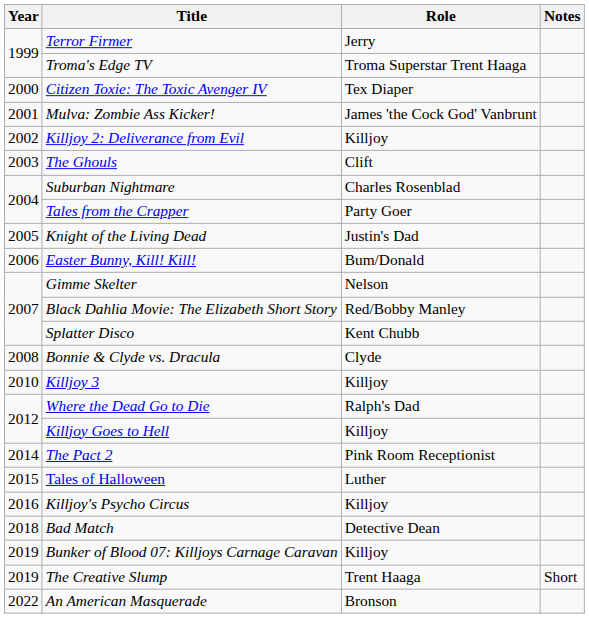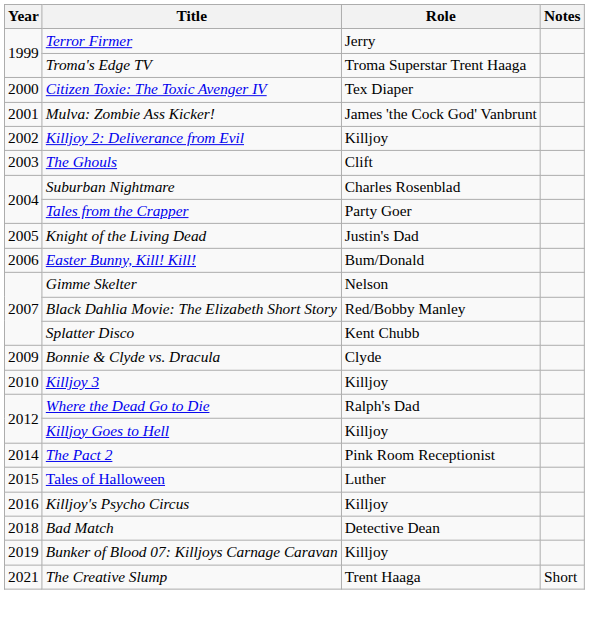(23, 357) 2008 -> (23, 357) 2009
(23, 576) 2019 -> (23, 576) 2021
- row: (126, 601)
